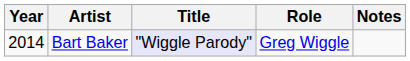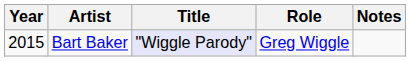(26, 42) 2014 -> (26, 42) 2015
